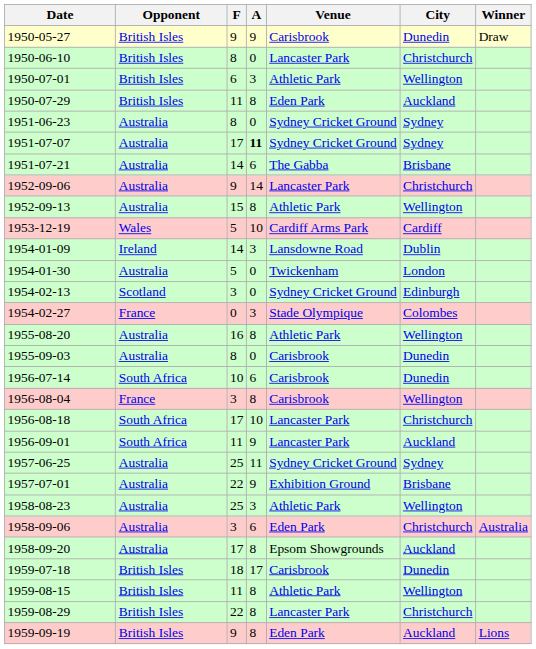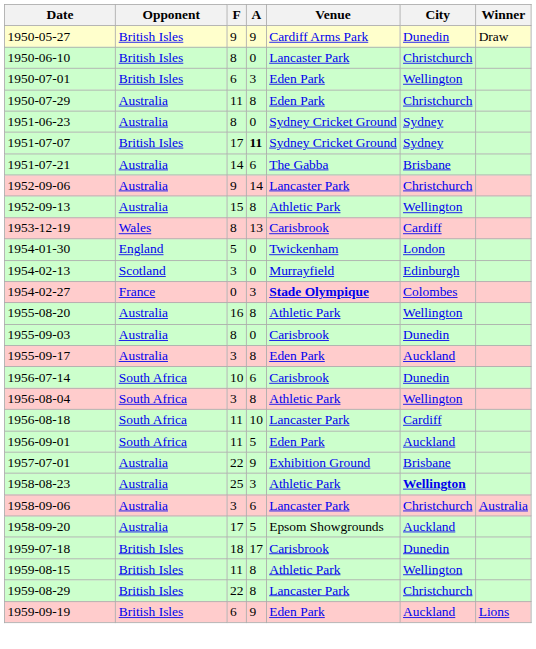(299, 36) Carisbrook -> (319, 36) Cardiff Arms Park
(305, 79) Athletic Park -> (297, 79) Eden Park
(151, 100) British Isles -> (143, 100) Australia
(429, 100) Auckland -> (438, 100) Christchurch
(143, 143) Australia -> (151, 143) British Isles
(233, 228) 5 -> (233, 228) 8
(256, 228) 10 -> (256, 228) 13
(319, 228) Cardiff Arms Park -> (299, 228) Carisbrook
- row: (39, 249)
(143, 270) Australia -> (141, 249) England
(333, 292) Sydney Cricket Ground -> (302, 270) Murrayfield
(316, 313) normal -> (319, 292) bold
+ row: (39, 356)
(137, 398) France -> (153, 398) South Africa
(299, 398) Carisbrook -> (305, 398) Athletic Park
(237, 420) 17 -> (236, 420) 11
(438, 420) Christchurch -> (422, 420) Cardiff
(253, 441) 9 -> (253, 441) 5
(309, 441) Lancaster Park -> (297, 441) Eden Park
- row: (39, 462)
(433, 505) normal -> (434, 484) bold
(297, 526) Eden Park -> (309, 505) Lancaster Park
(253, 548) 8 -> (253, 526) 5
(233, 633) 9 -> (233, 611) 6
(253, 633) 8 -> (253, 611) 9
